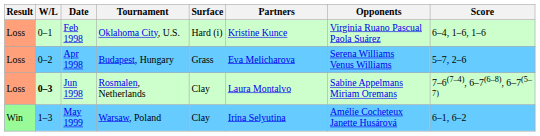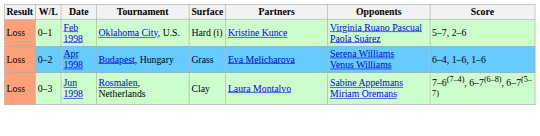(459, 33) 6–4, 1–6, 1–6 -> (449, 33) 5–7, 2–6
(449, 59) 5–7, 2–6 -> (459, 59) 6–4, 1–6, 1–6
(45, 88) bold -> (45, 88) normal
- row: (73, 117)
